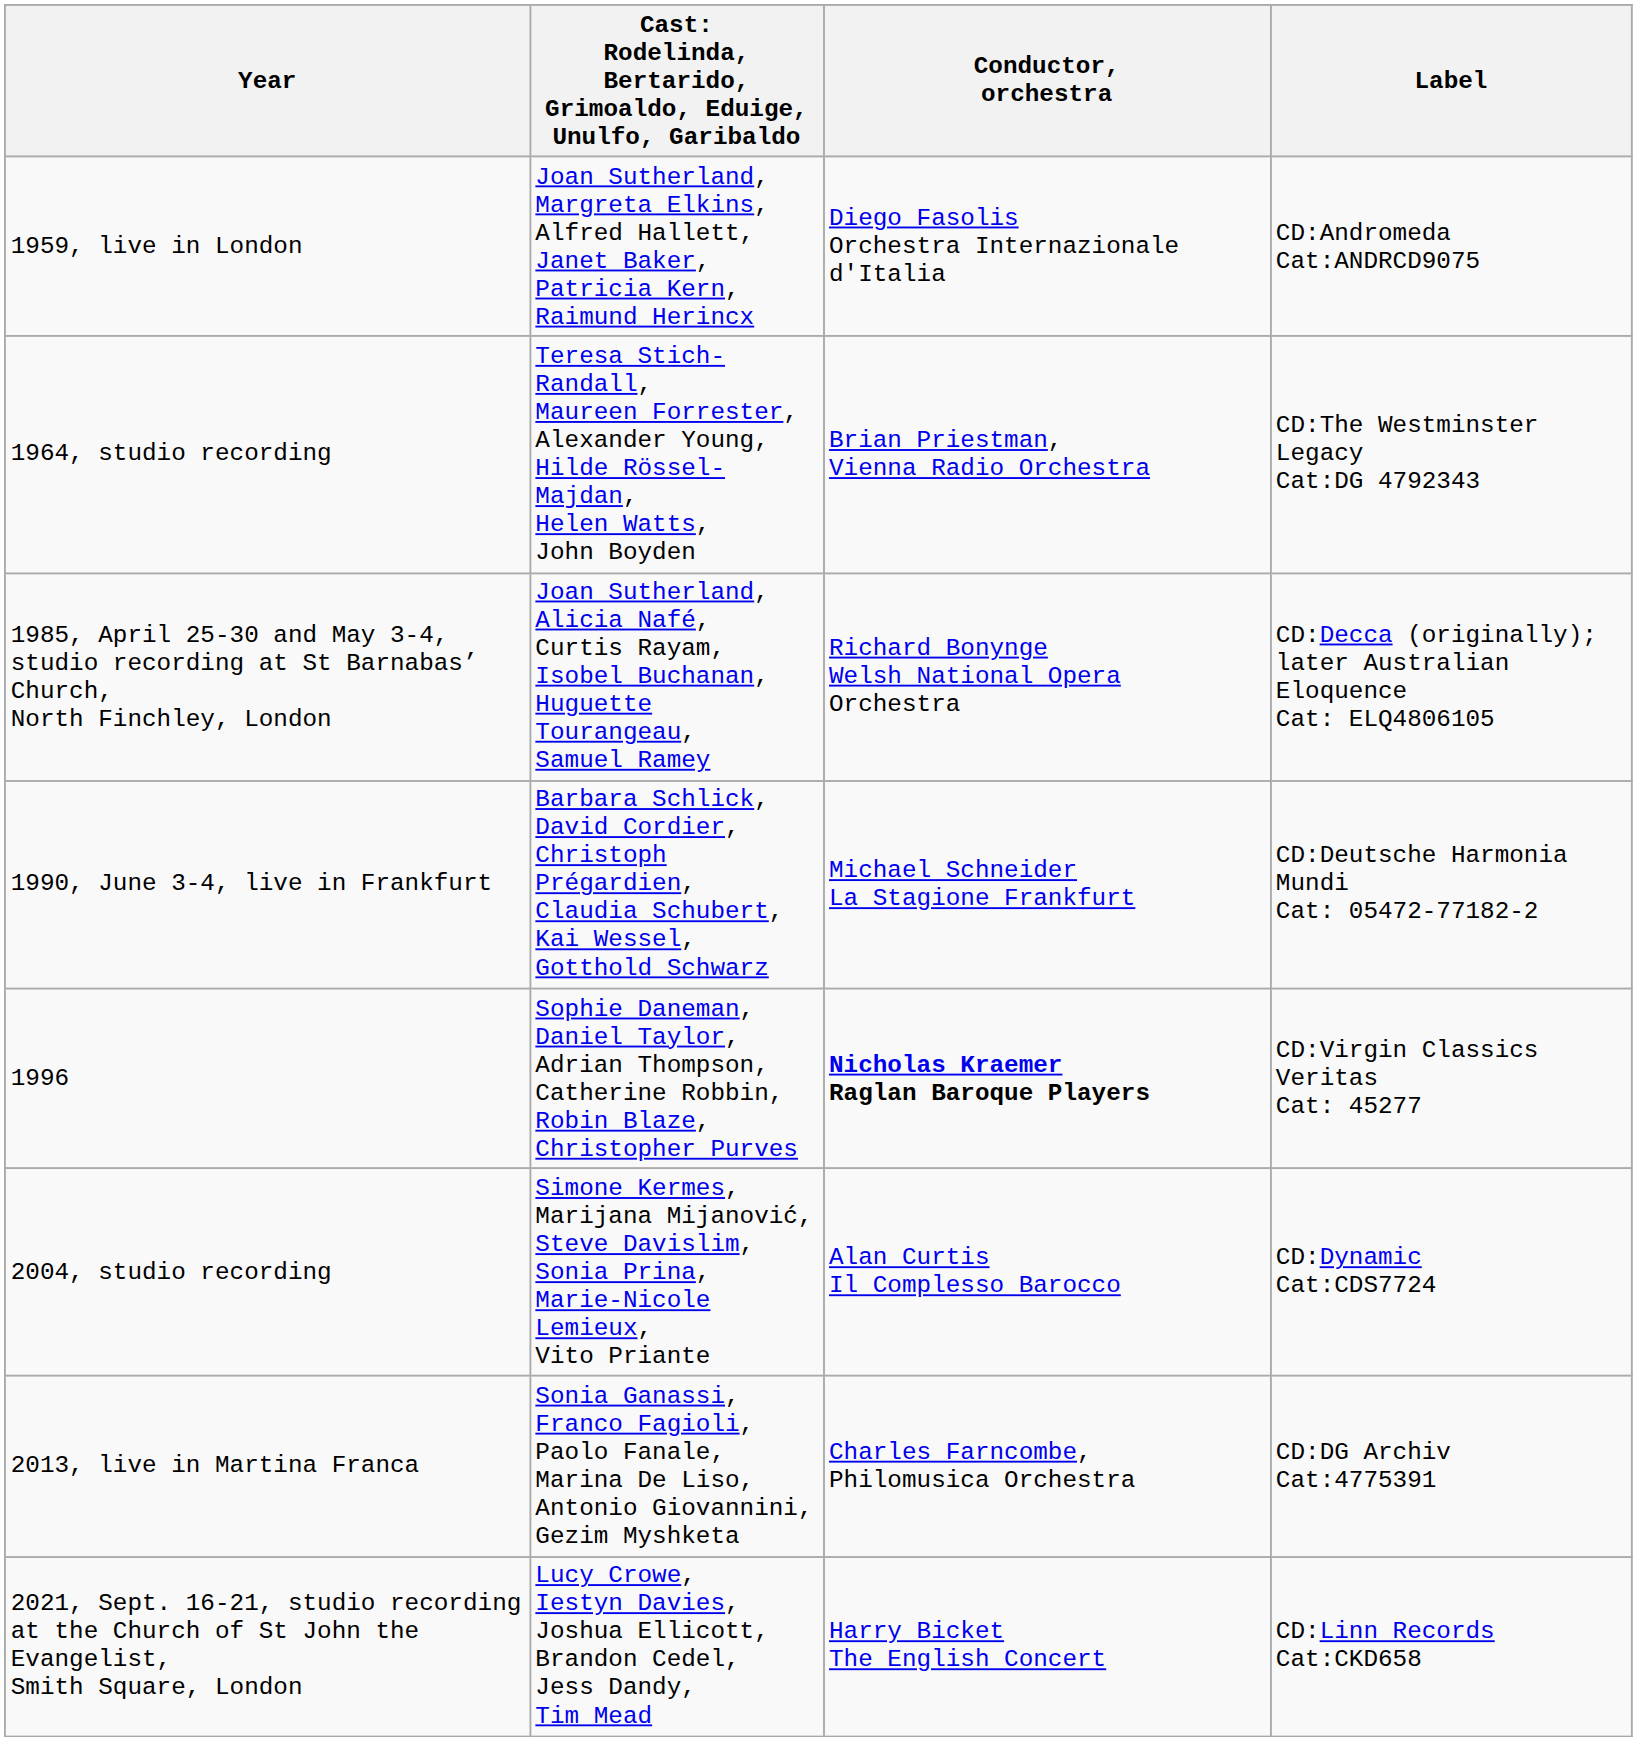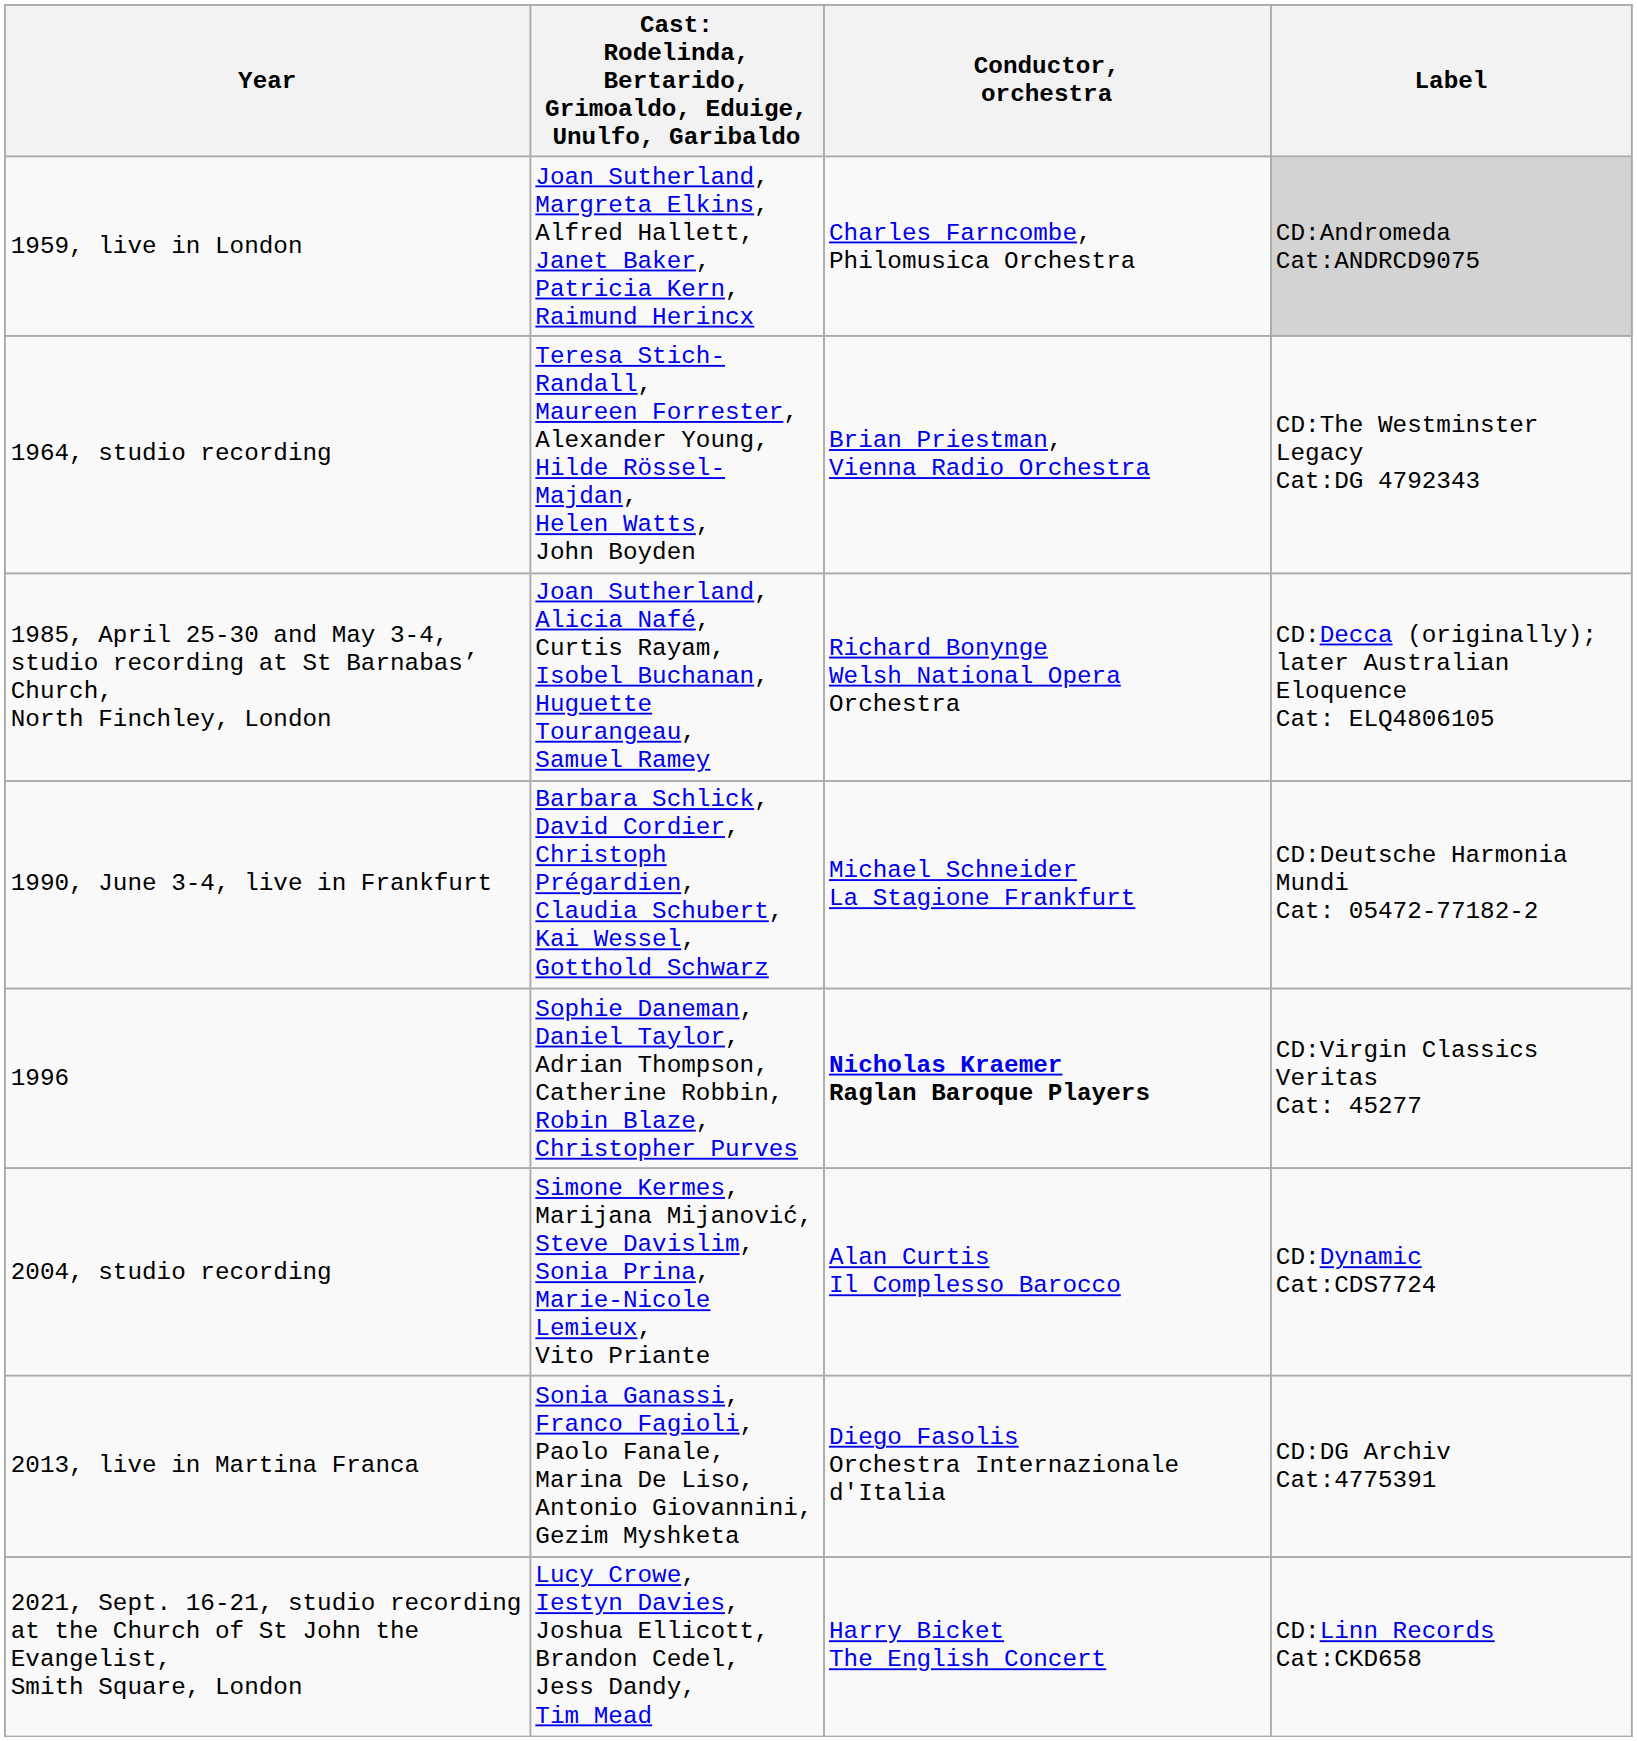(1004, 247) Diego Fasolis Orchestra Internazionale d'Italia -> (982, 247) Charles Farncombe, Philomusica Orchestra
(1378, 247) no background -> (1378, 247) lightgrey background
(982, 1466) Charles Farncombe, Philomusica Orchestra -> (1004, 1466) Diego Fasolis Orchestra Internazionale d'Italia
